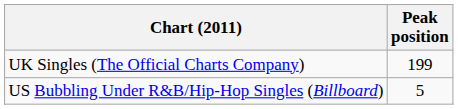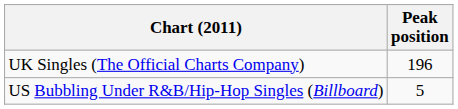(420, 63) 199 -> (420, 63) 196
